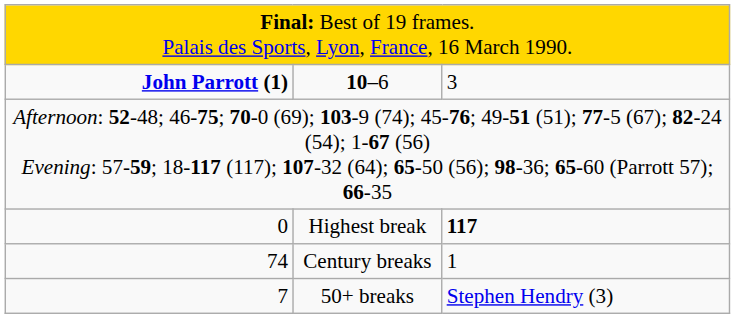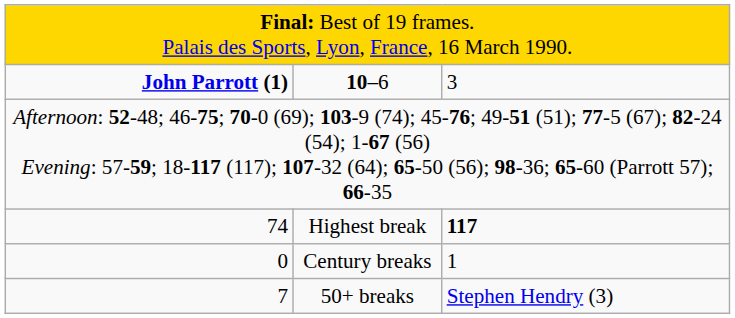(283, 226) 0 -> (278, 226) 74
(278, 261) 74 -> (283, 261) 0
